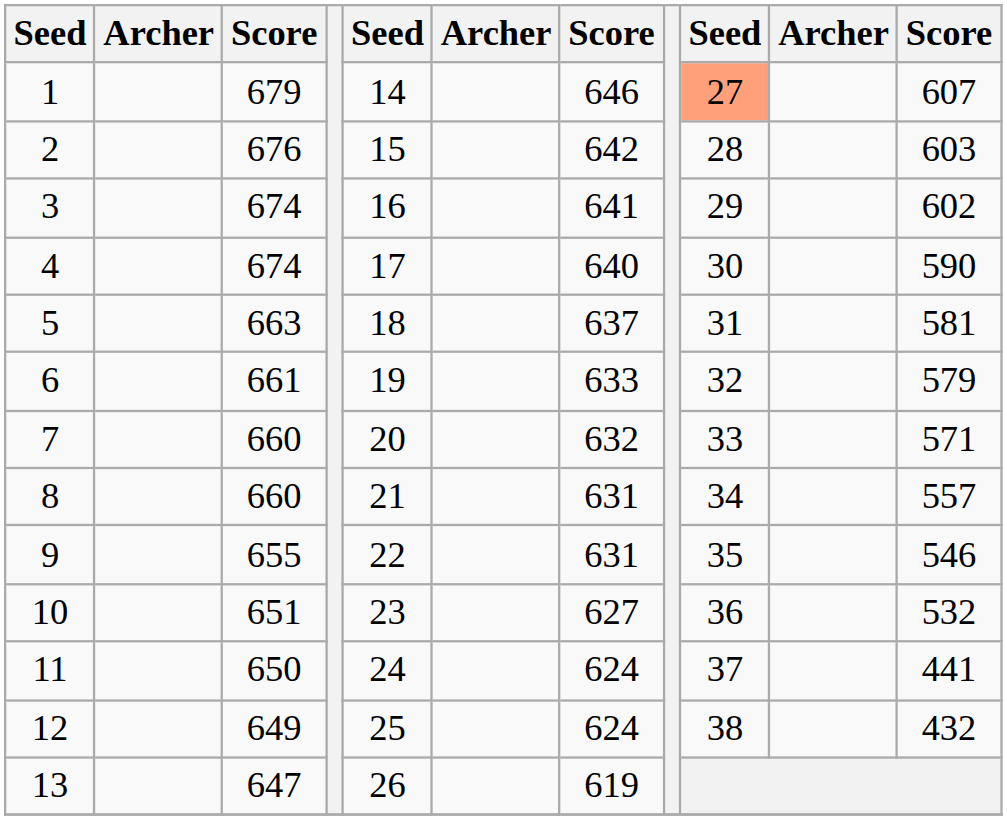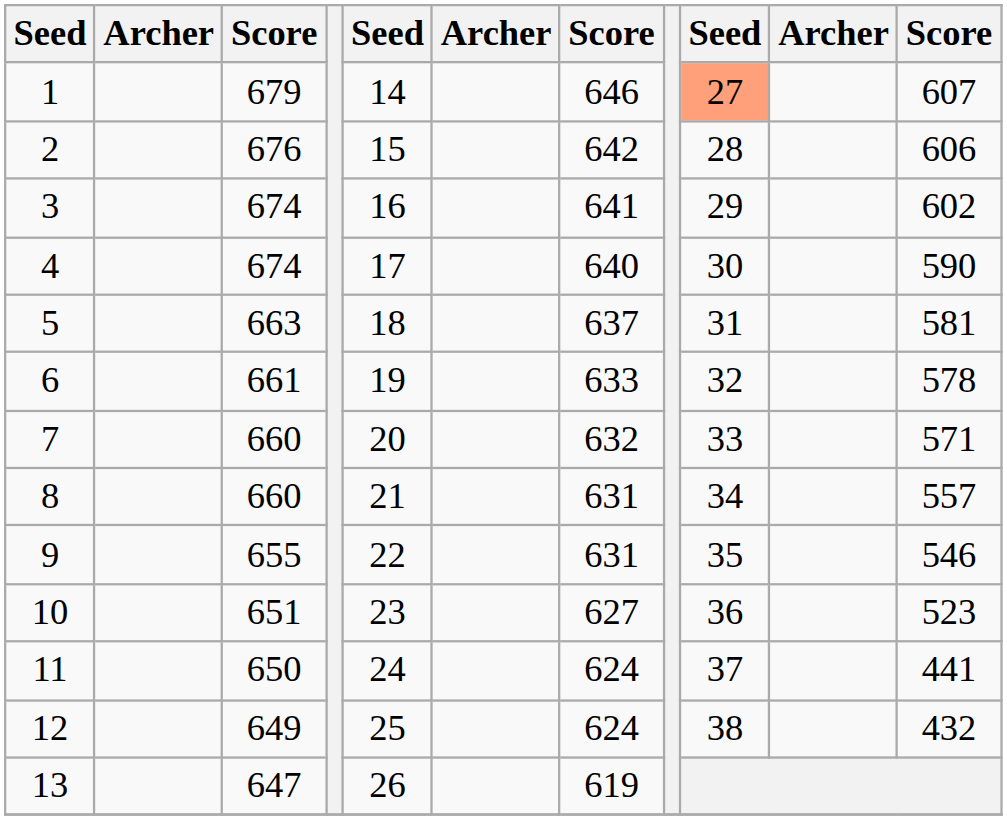(949, 149) 603 -> (949, 149) 606
(949, 380) 579 -> (949, 380) 578
(949, 611) 532 -> (949, 611) 523
